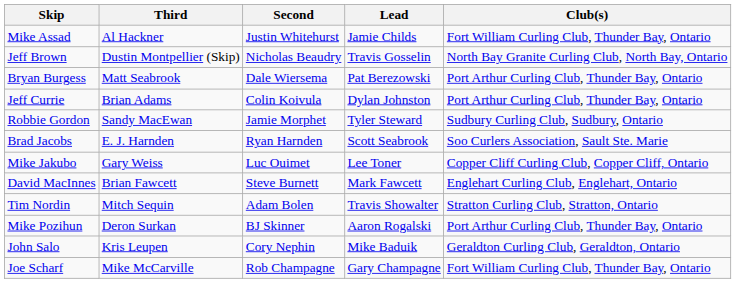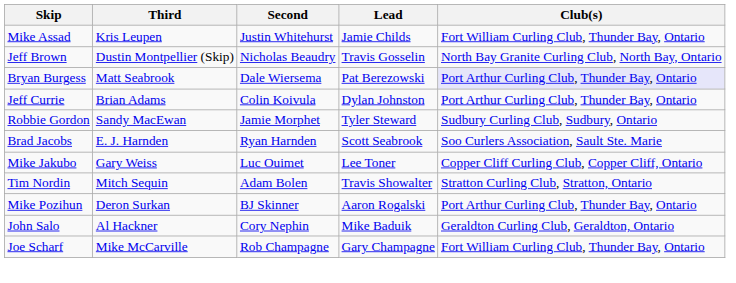(133, 36) Al Hackner -> (129, 36) Kris Leupen
(575, 78) no background -> (569, 78) lavender background
- row: (52, 183)
(135, 246) Kris Leupen -> (127, 225) Al Hackner
